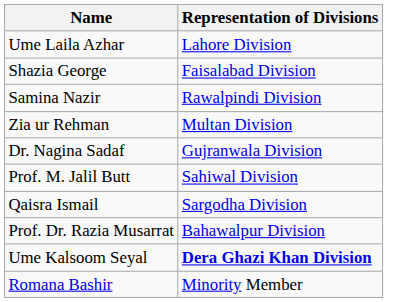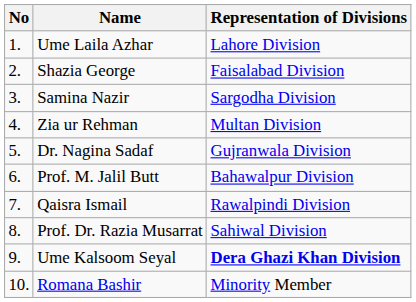+ column: (19, 17)
(252, 97) Rawalpindi Division -> (273, 97) Sargodha Division
(240, 177) Sahiwal Division -> (282, 177) Bahawalpur Division
(244, 204) Sargodha Division -> (280, 204) Rawalpindi Division
(253, 230) Bahawalpur Division -> (269, 230) Sahiwal Division
